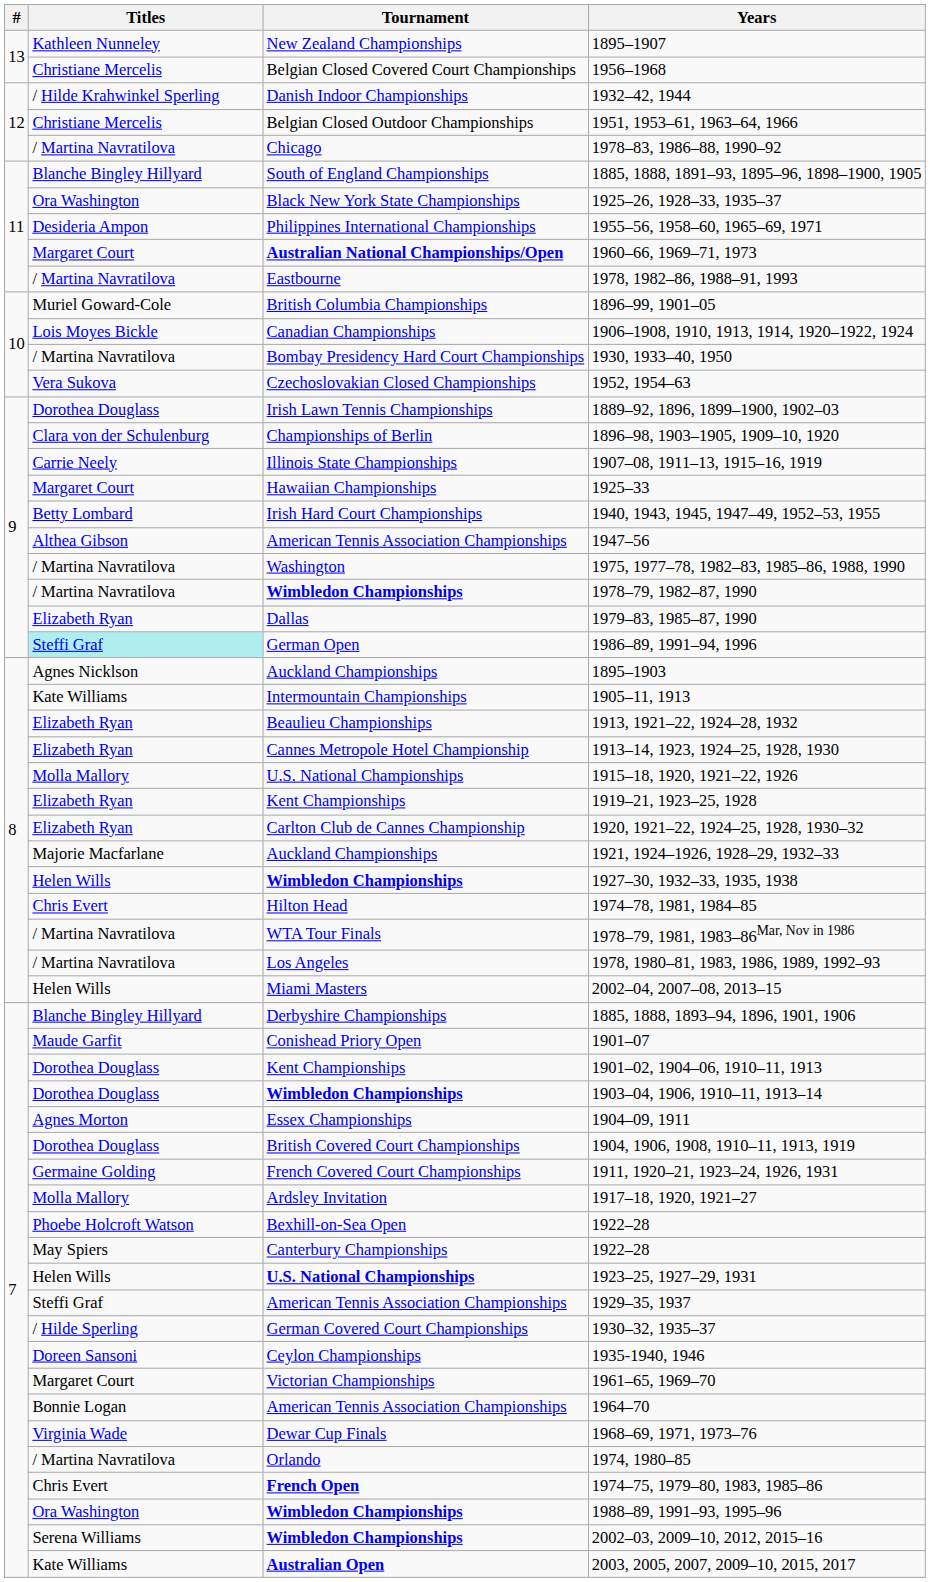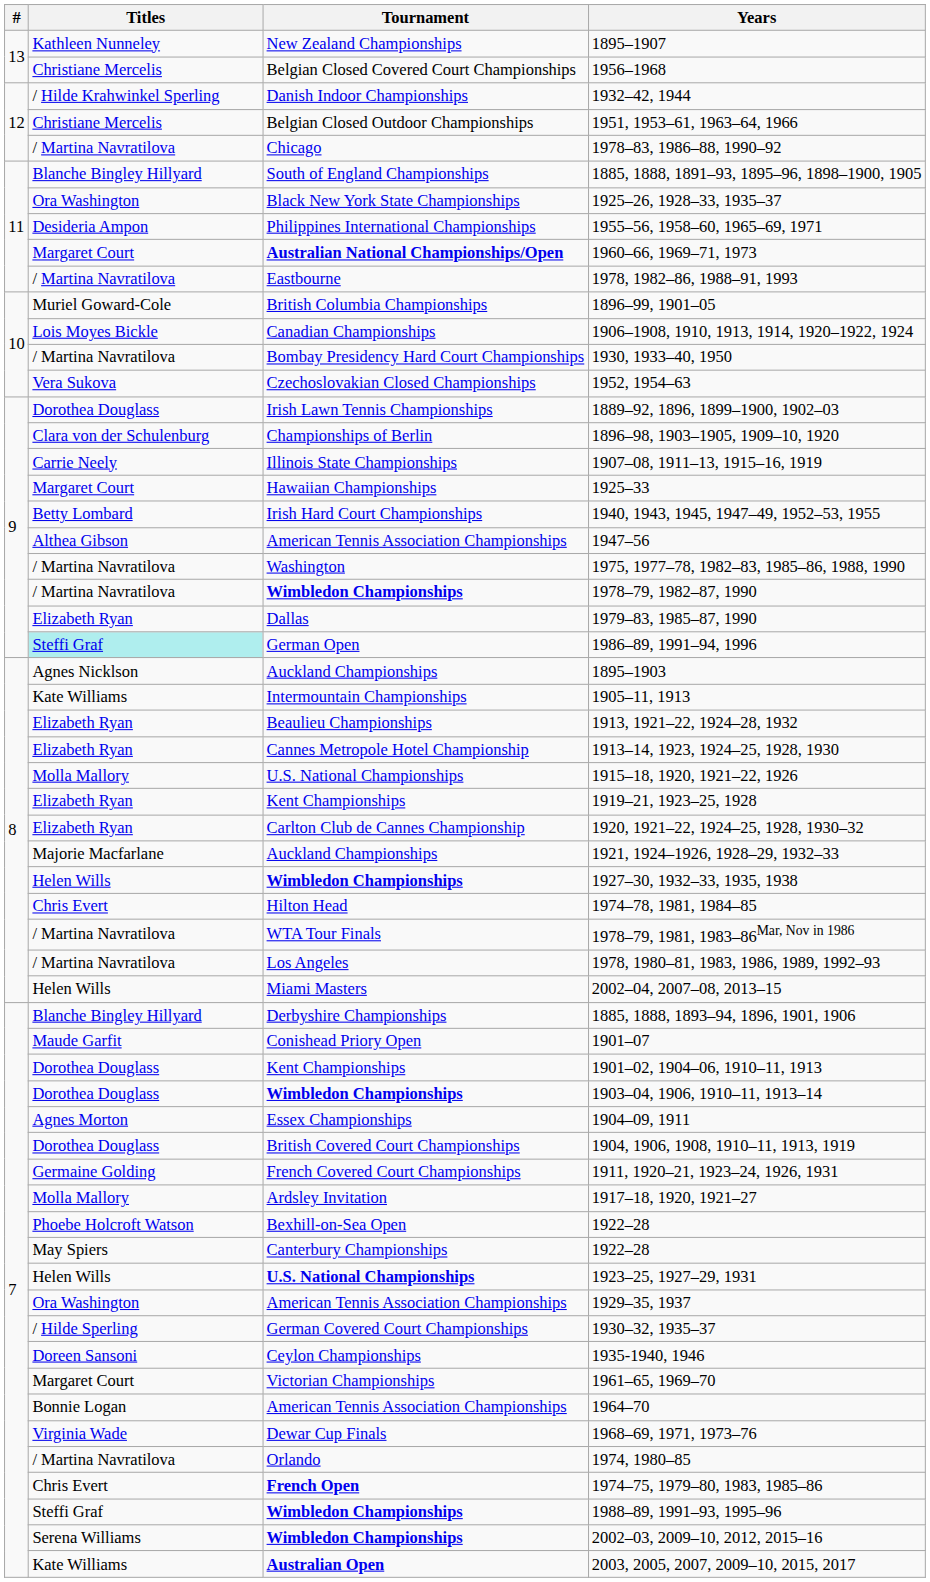(68, 1302) Steffi Graf -> (86, 1302) Ora Washington
(86, 1511) Ora Washington -> (68, 1511) Steffi Graf
